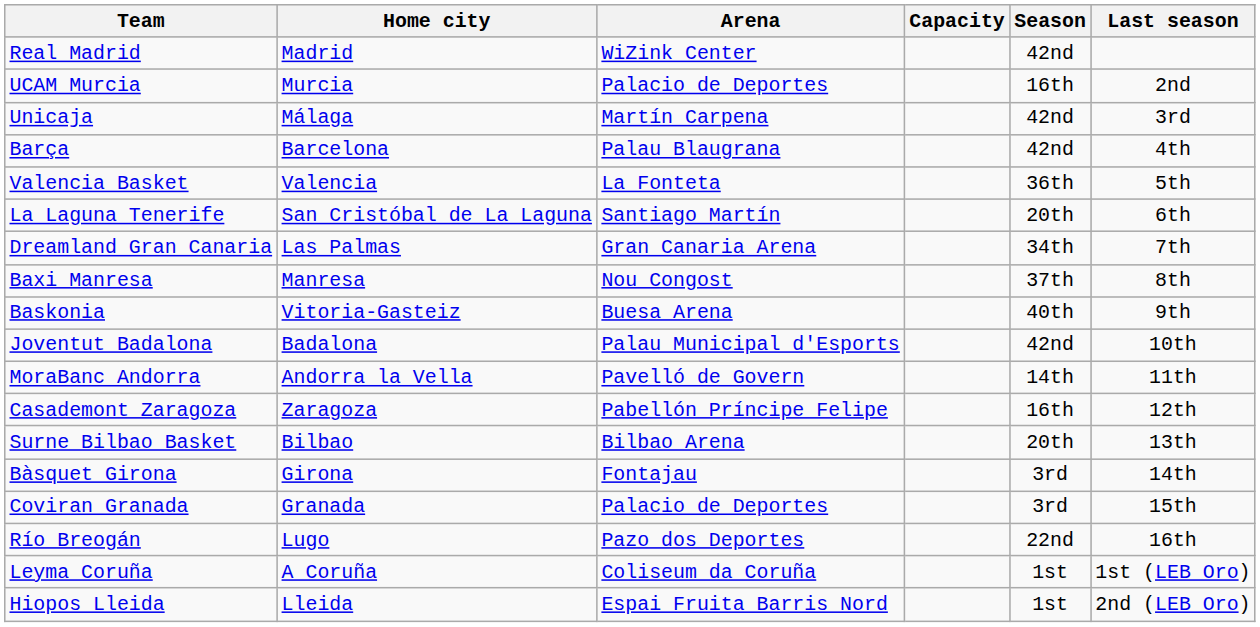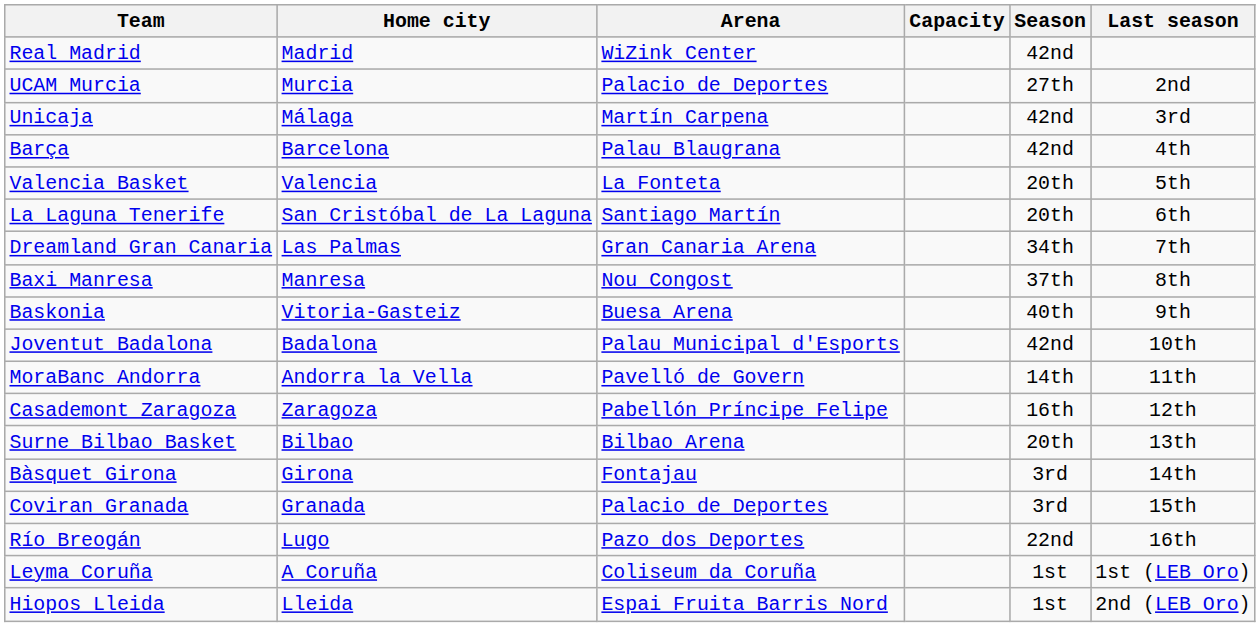(1050, 86) 16th -> (1050, 86) 27th
(1050, 183) 36th -> (1050, 183) 20th
